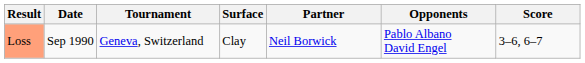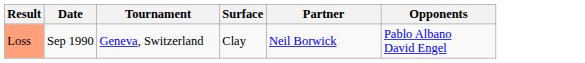- column: (538, 14)
